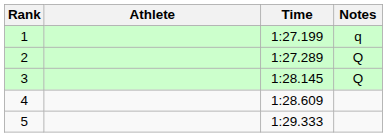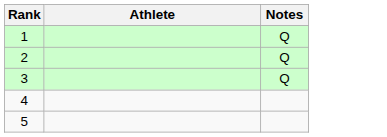- column: (297, 15)
(358, 36) q -> (285, 36) Q
